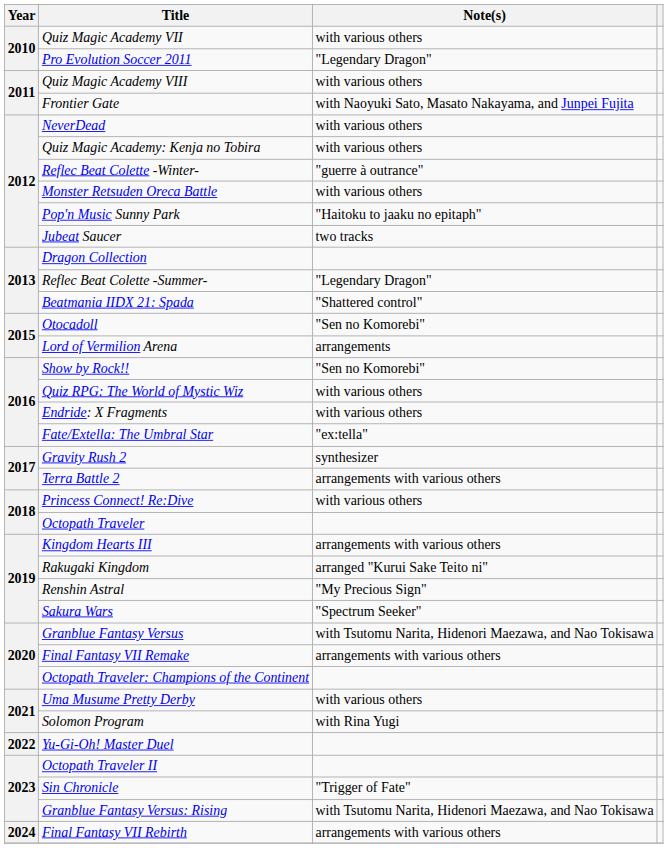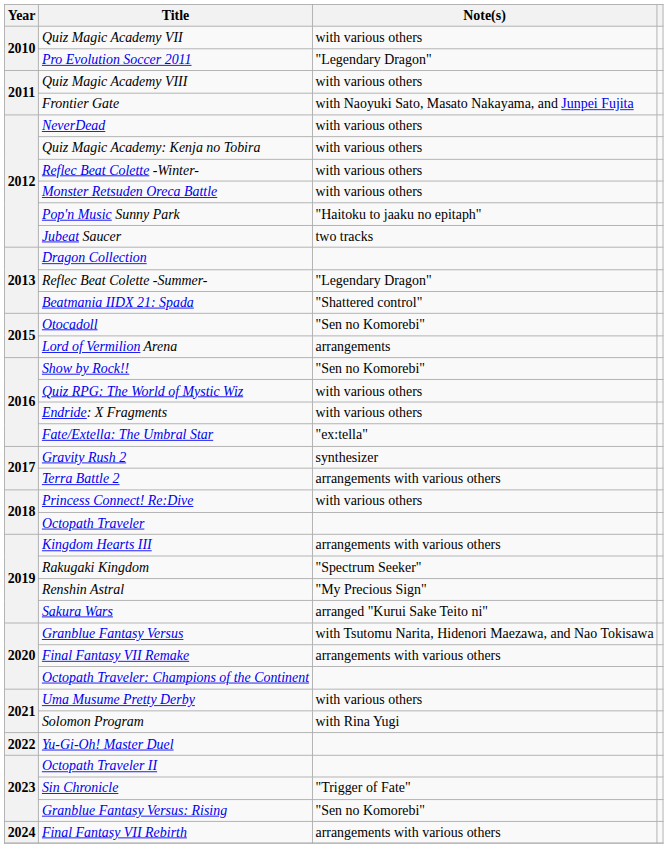(369, 170) "guerre à outrance" -> (369, 170) with various others
(402, 567) arranged "Kurui Sake Teito ni" -> (369, 567) "Spectrum Seeker"
(369, 611) "Spectrum Seeker" -> (402, 611) arranged "Kurui Sake Teito ni"
(485, 810) with Tsutomu Narita, Hidenori Maezawa, and Nao Tokisawa -> (370, 810) "Sen no Komorebi"
